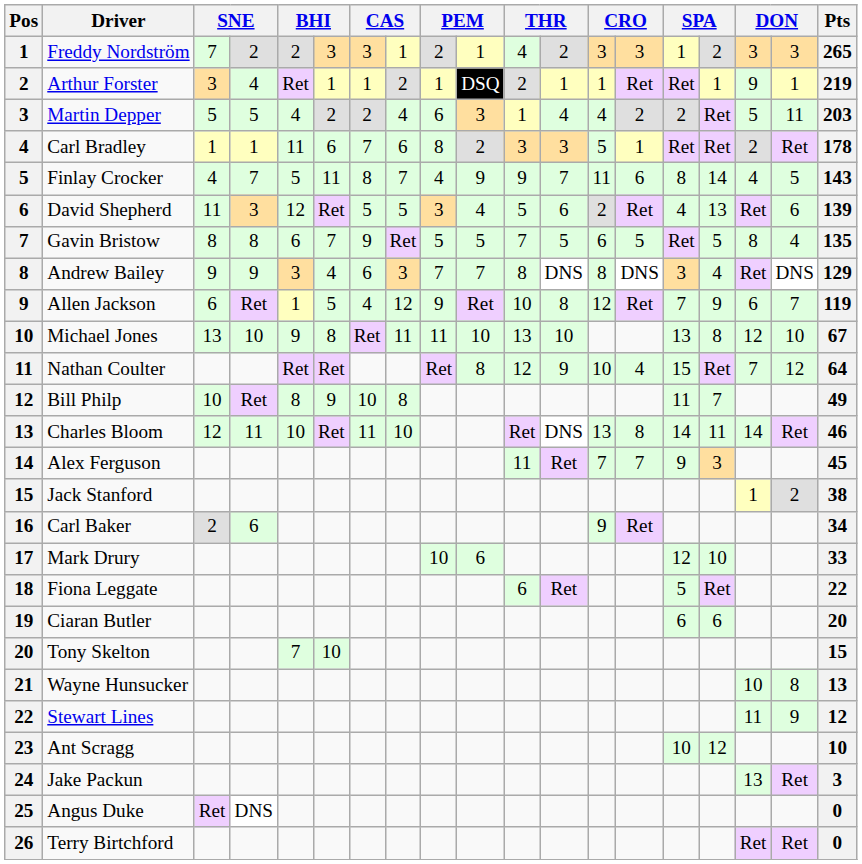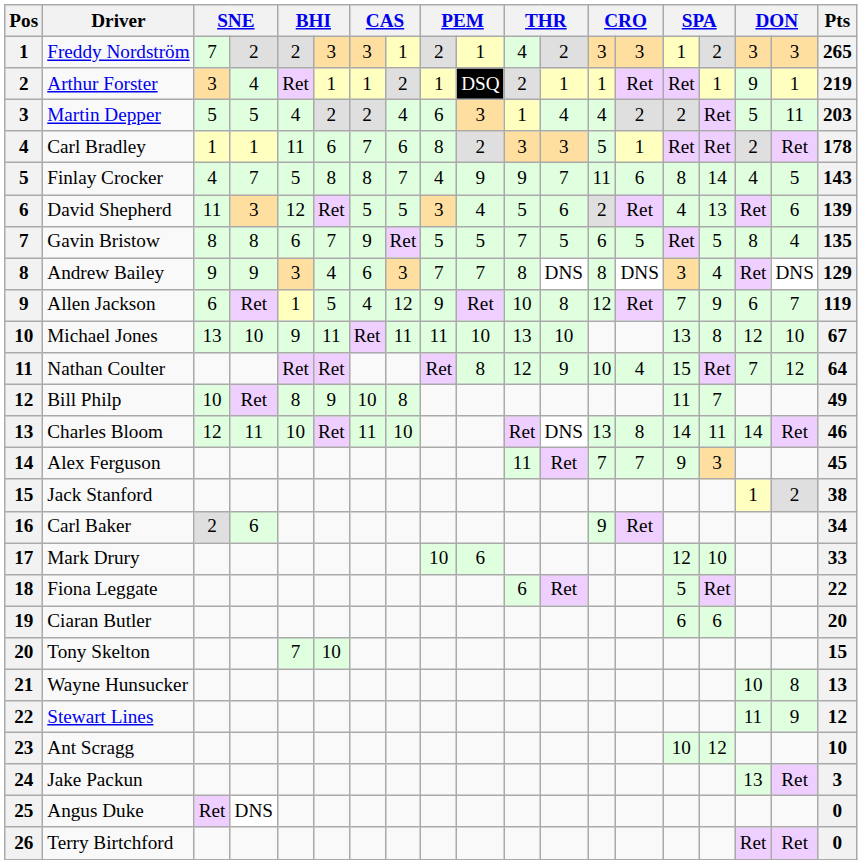(331, 178) 11 -> (331, 178) 8
(331, 336) 8 -> (331, 336) 11
